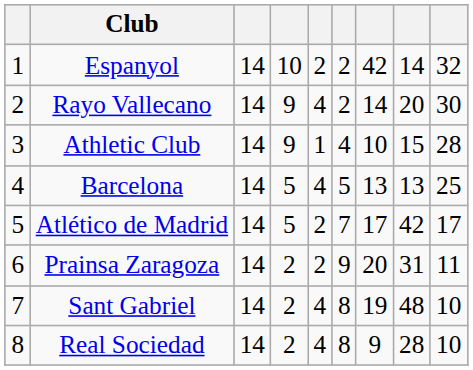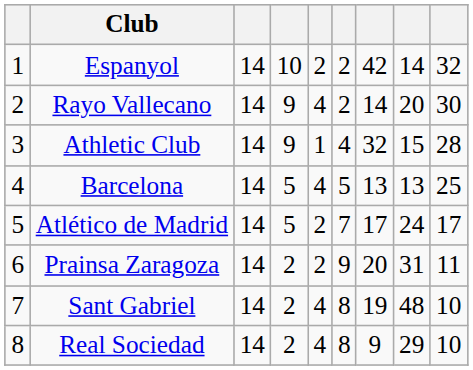(375, 144) 10 -> (375, 144) 32
(412, 225) 42 -> (412, 225) 24
(412, 345) 28 -> (412, 345) 29
